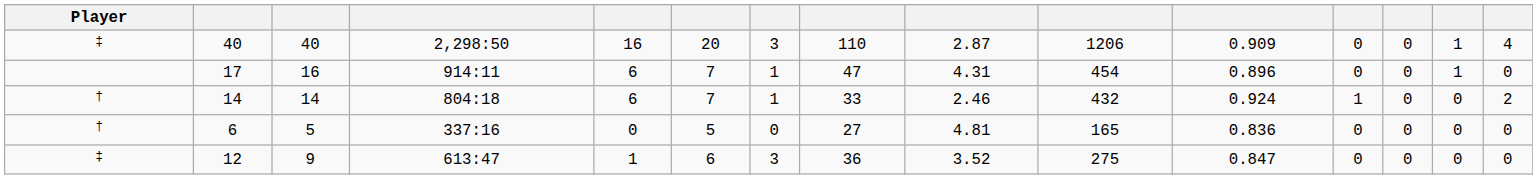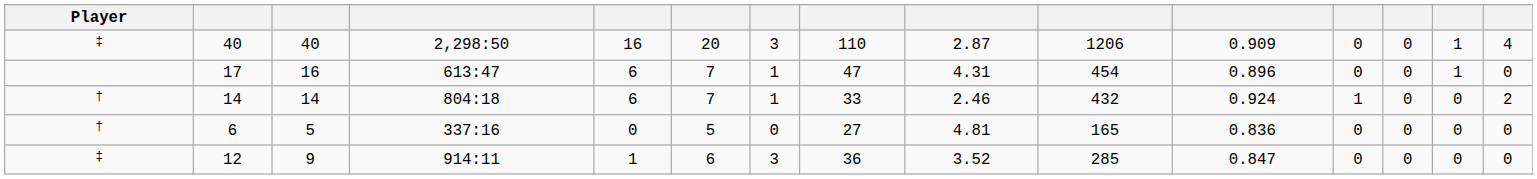(472, 73) 914:11 -> (472, 73) 613:47
(472, 160) 613:47 -> (472, 160) 914:11
(1105, 160) 275 -> (1105, 160) 285
